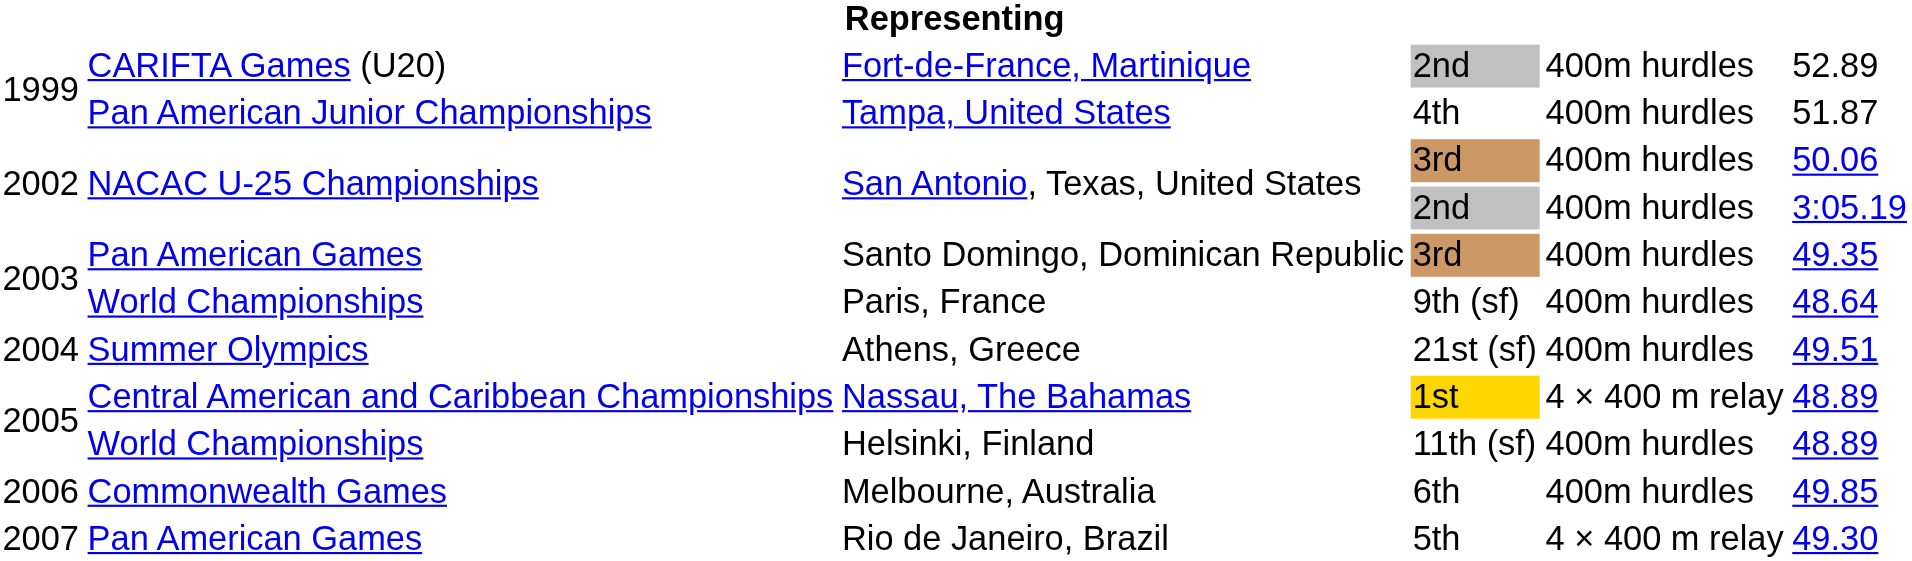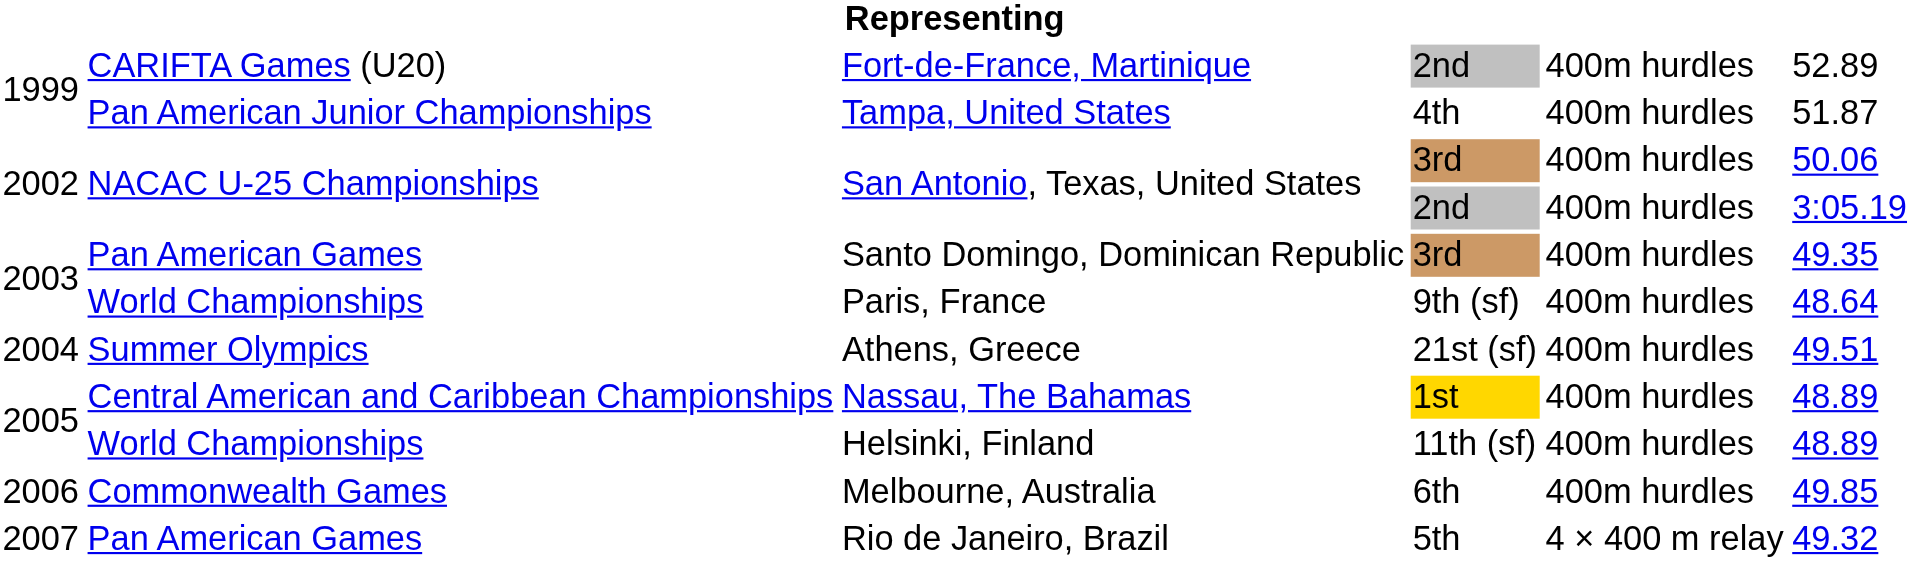(1665, 396) 4 × 400 m relay -> (1650, 396) 400m hurdles
(1835, 538) 49.30 -> (1835, 538) 49.32
